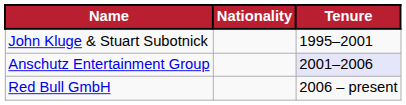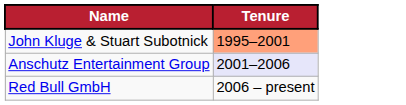- column: (254, 17)
(336, 41) no background -> (253, 41) lightsalmon background
